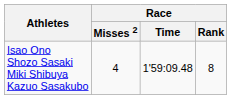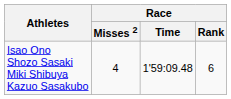(211, 68) 8 -> (211, 68) 6
